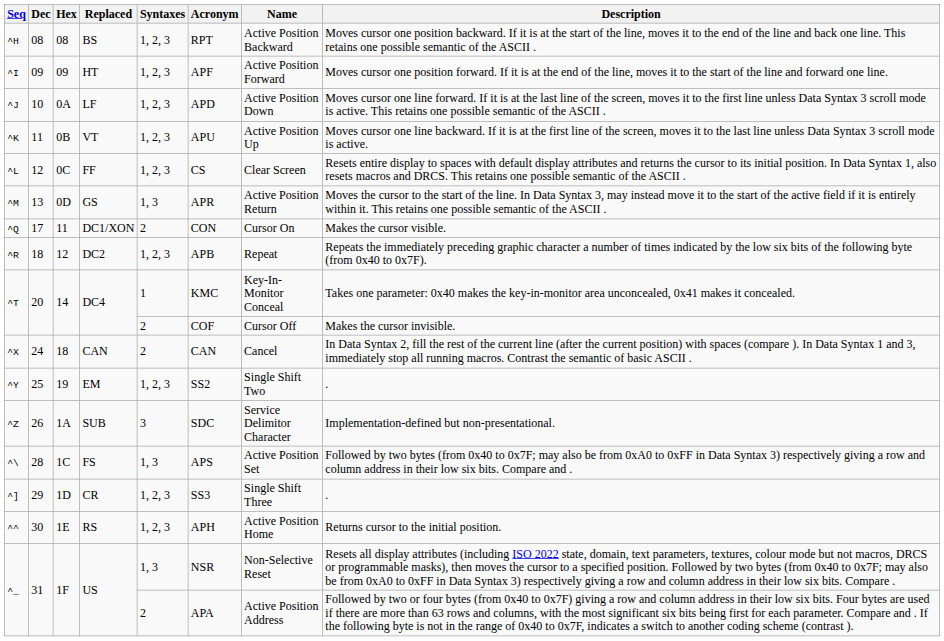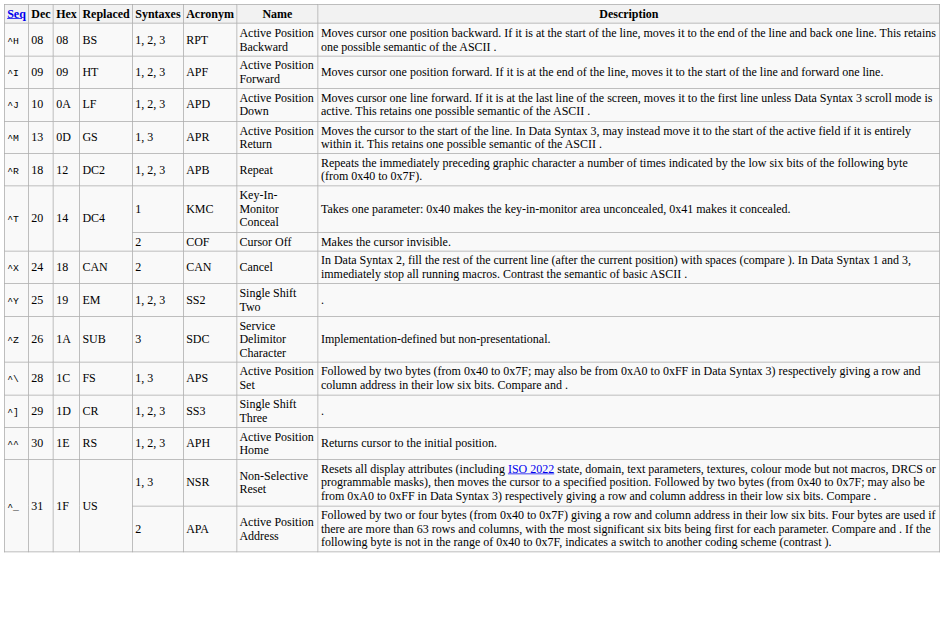- row: (13, 138)
- row: (13, 171)
- row: (13, 229)
